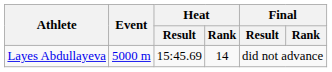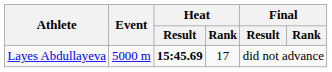(179, 56) normal -> (180, 56) bold
(222, 56) 14 -> (223, 56) 17
